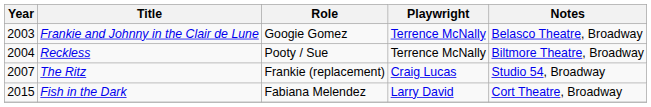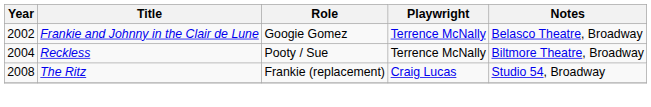(21, 33) 2003 -> (21, 33) 2002
(21, 72) 2007 -> (21, 72) 2008
- row: (83, 92)
